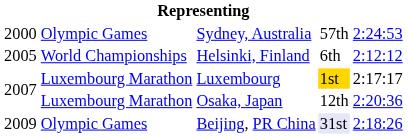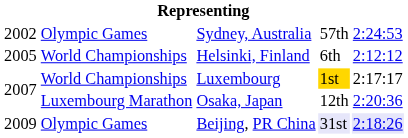(20, 33) 2000 -> (20, 33) 2002
(117, 78) Luxembourg Marathon -> (114, 78) World Championships
(378, 123) no background -> (378, 123) lavender background
